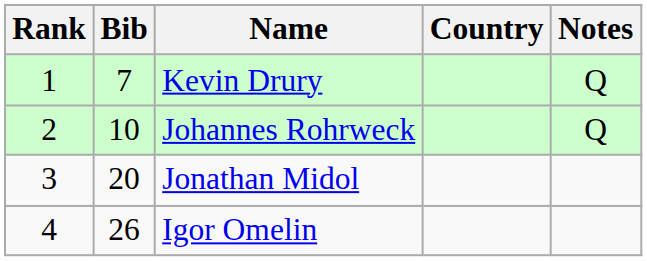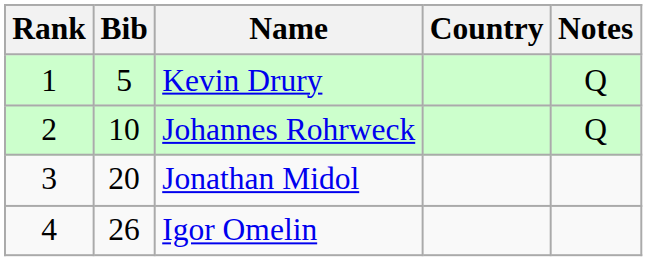(124, 79) 7 -> (124, 79) 5
